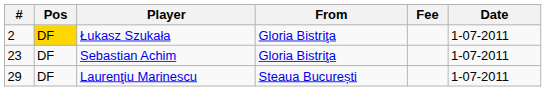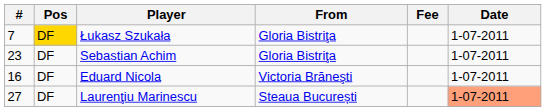(11, 35) 2 -> (11, 35) 7
+ row: (121, 76)
(15, 76) 29 -> (15, 97) 27
(480, 76) no background -> (480, 97) lightsalmon background
